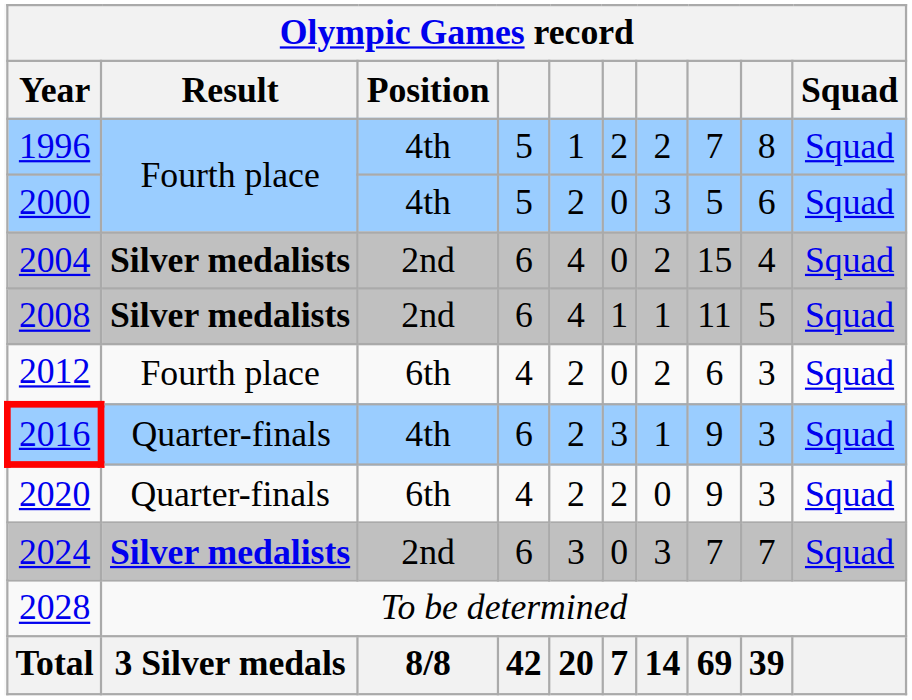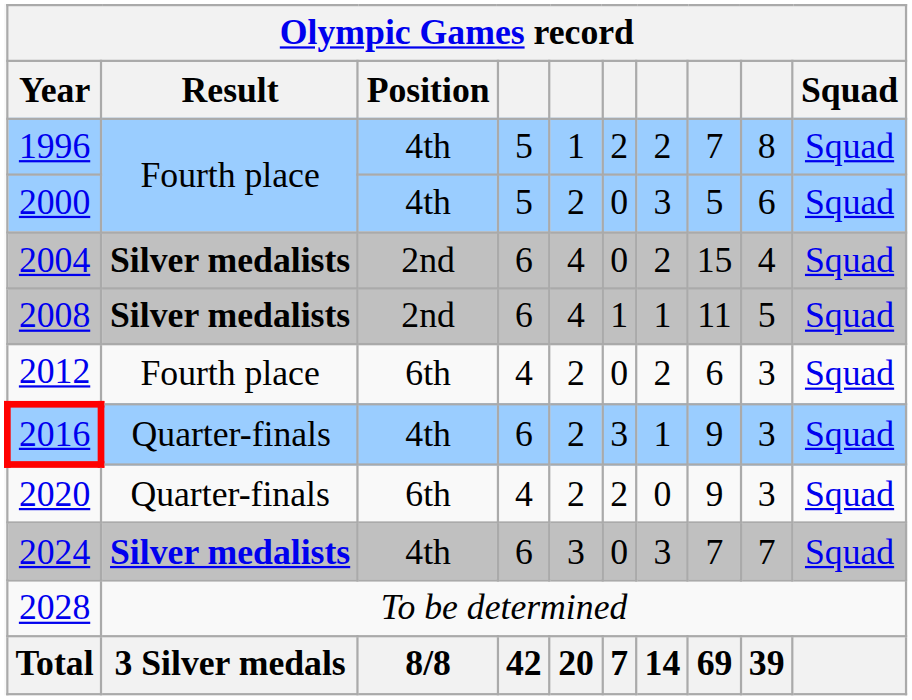(428, 550) 2nd -> (428, 550) 4th
